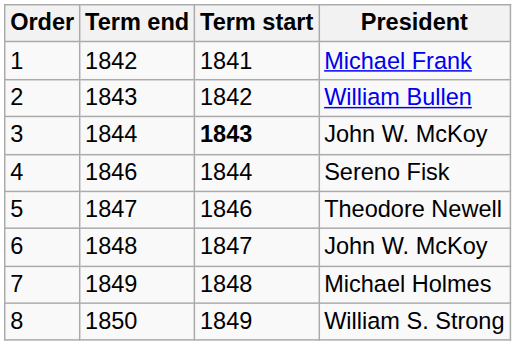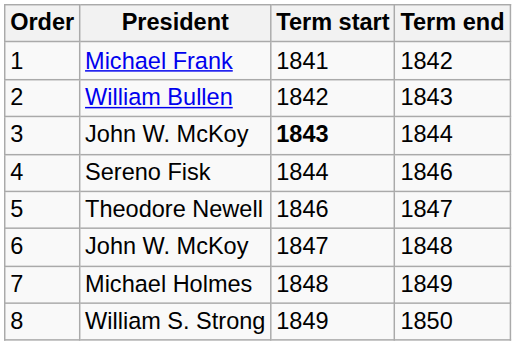columns swapped: (414, 23) <-> (137, 23)
